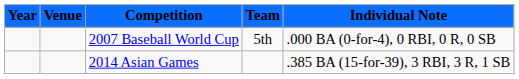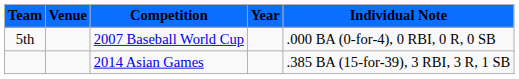columns swapped: (22, 16) <-> (263, 16)
